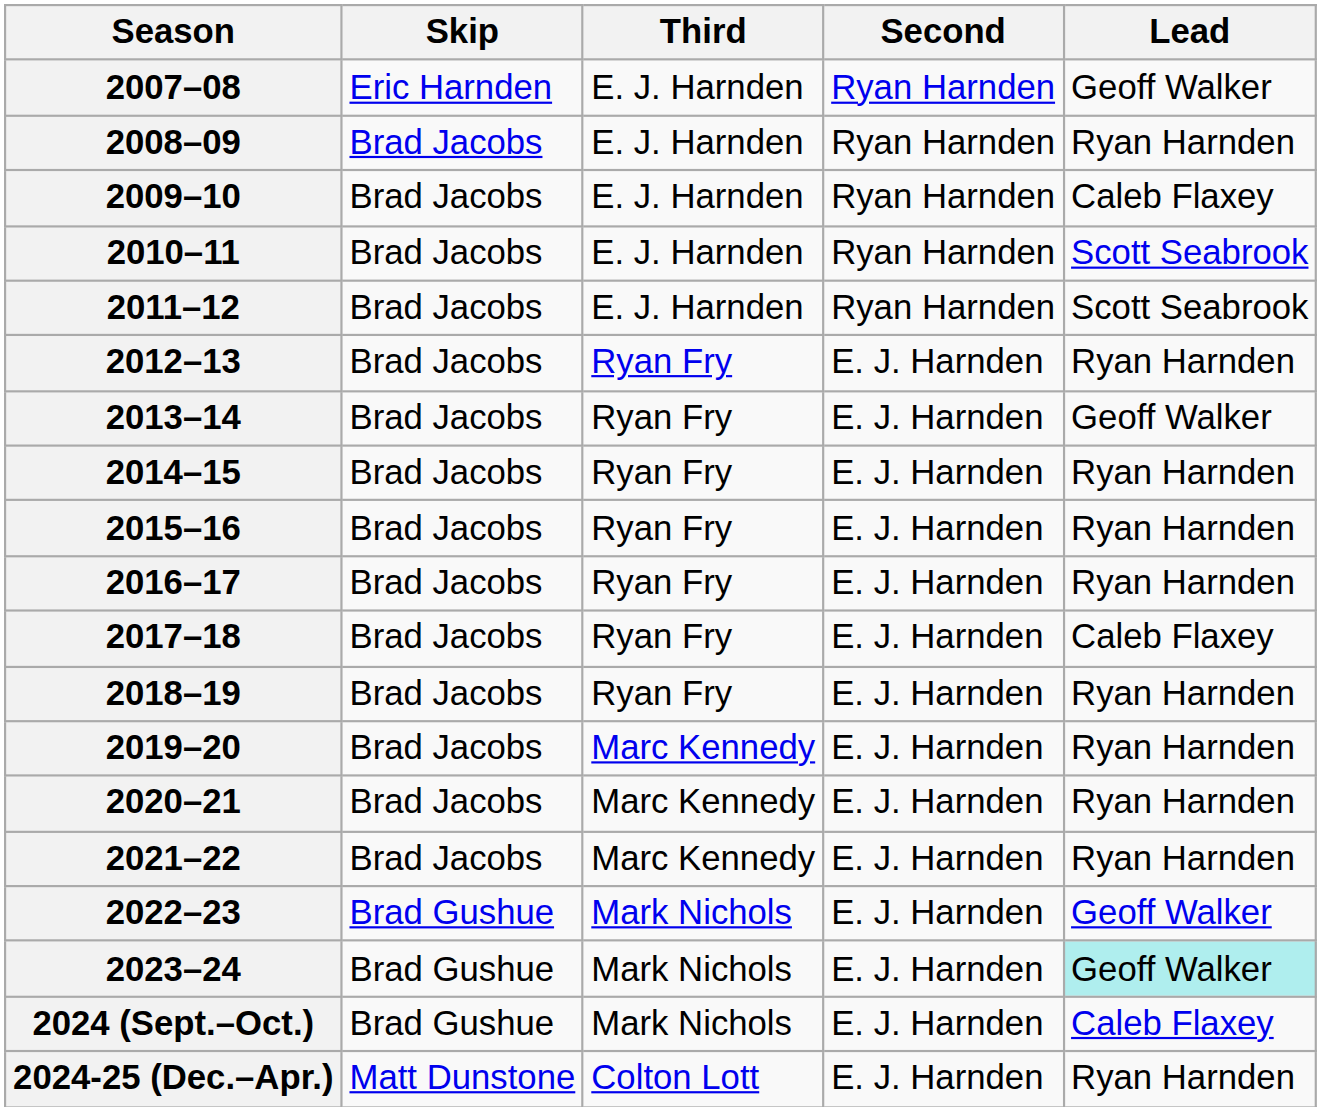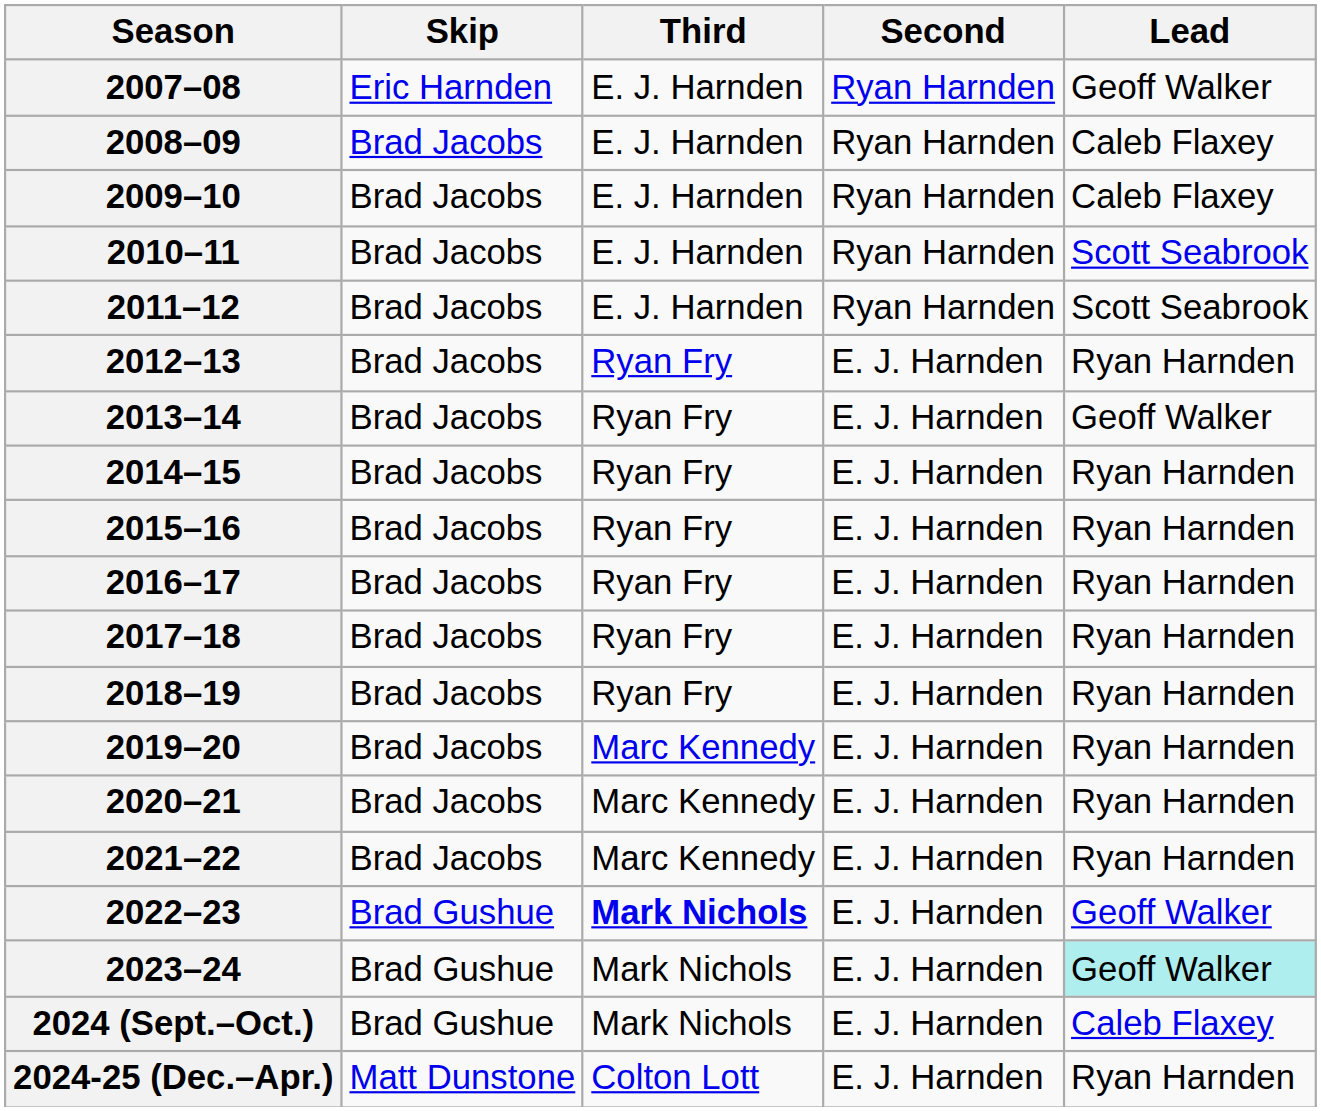(1183, 142) Ryan Harnden -> (1172, 142) Caleb Flaxey
(1172, 637) Caleb Flaxey -> (1183, 637) Ryan Harnden
(692, 913) normal -> (699, 913) bold
